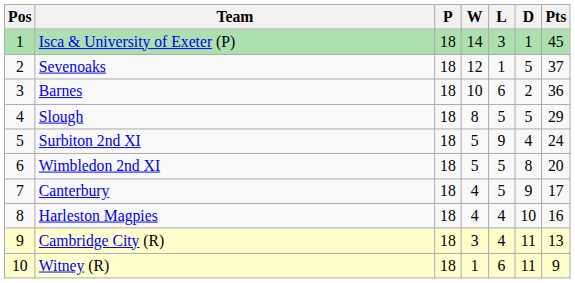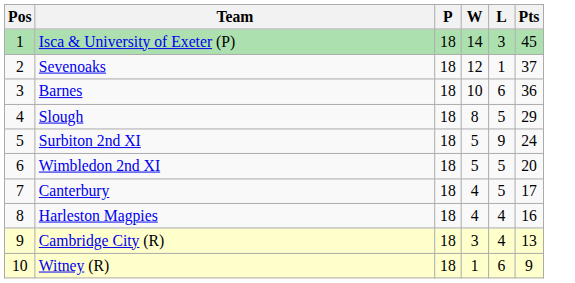- column: (528, 16)
